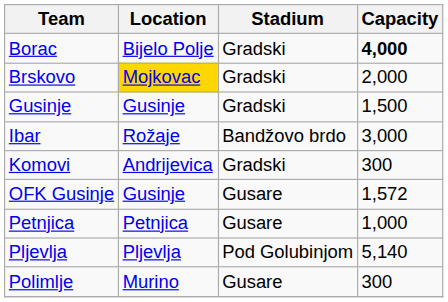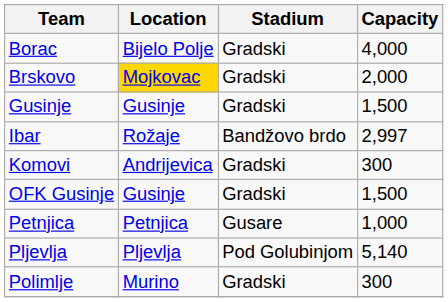(385, 48) bold -> (385, 48) normal
(385, 135) 3,000 -> (385, 135) 2,997
(252, 194) Gusare -> (254, 194) Gradski
(385, 194) 1,572 -> (385, 194) 1,500
(252, 281) Gusare -> (254, 281) Gradski
